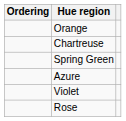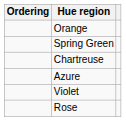rows swapped: (79, 44) <-> (84, 60)
